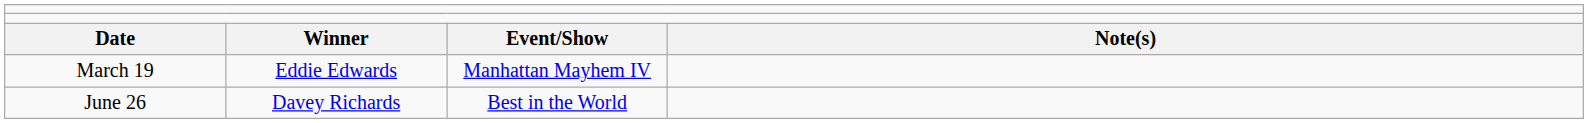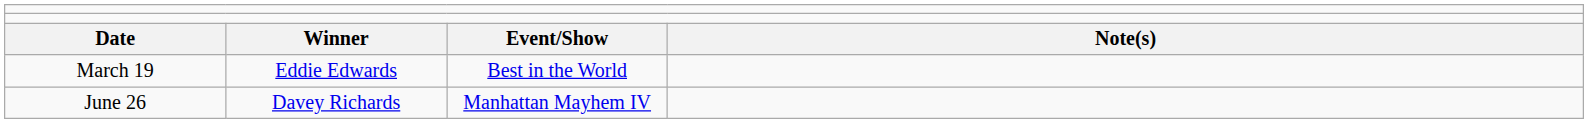(557, 70) Manhattan Mayhem IV -> (557, 70) Best in the World
(557, 102) Best in the World -> (557, 102) Manhattan Mayhem IV
